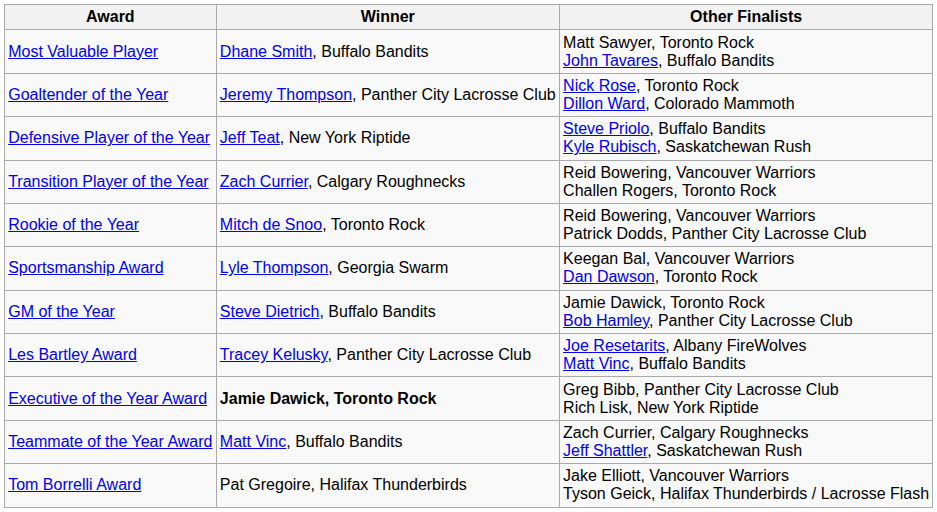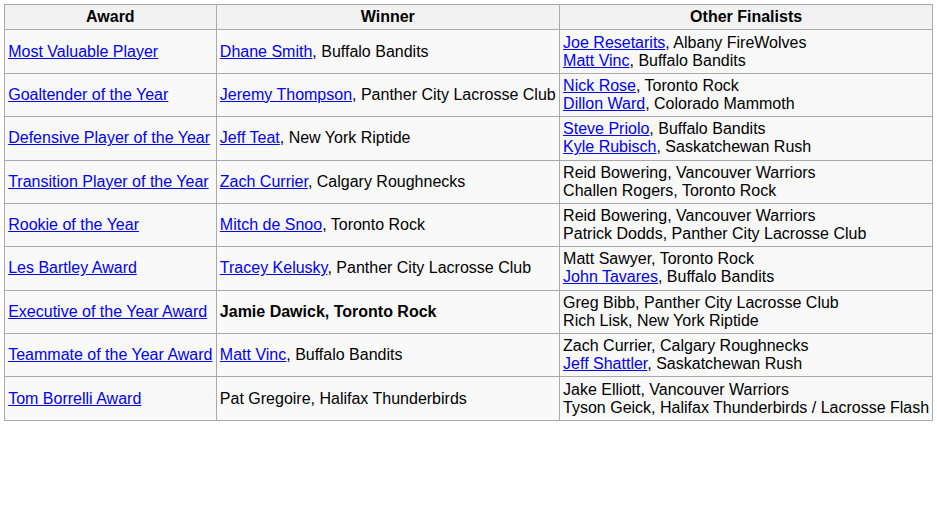(669, 51) Matt Sawyer, Toronto Rock John Tavares, Buffalo Bandits -> (685, 51) Joe Resetarits, Albany FireWolves Matt Vinc, Buffalo Bandits
- row: (86, 268)
- row: (62, 311)
(685, 355) Joe Resetarits, Albany FireWolves Matt Vinc, Buffalo Bandits -> (669, 268) Matt Sawyer, Toronto Rock John Tavares, Buffalo Bandits
